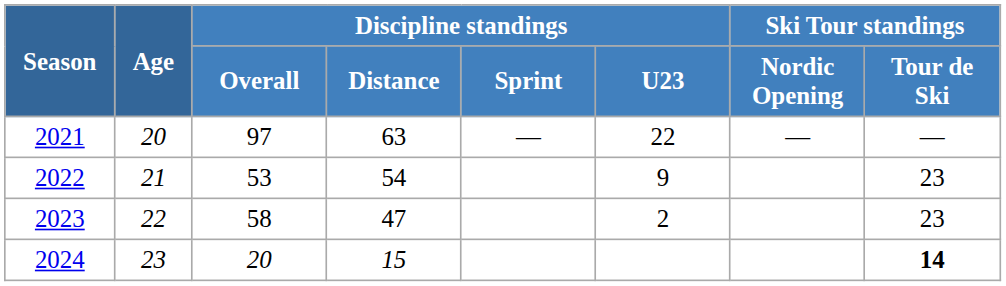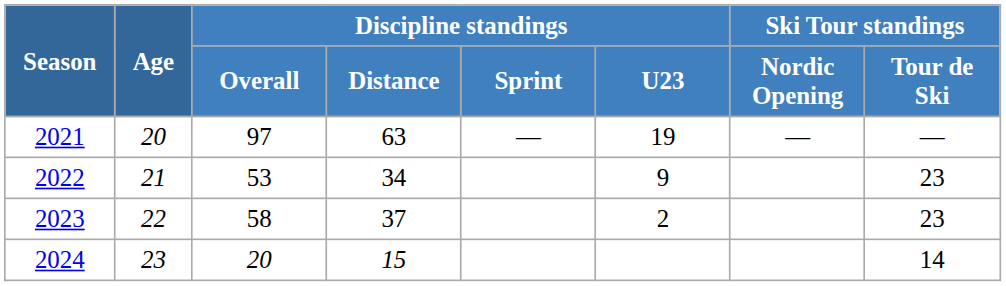(663, 136) 22 -> (663, 136) 19
(394, 178) 54 -> (394, 178) 34
(394, 219) 47 -> (394, 219) 37
(932, 260) bold -> (932, 260) normal
